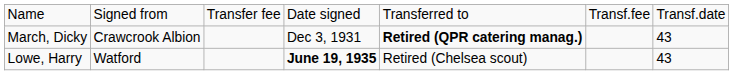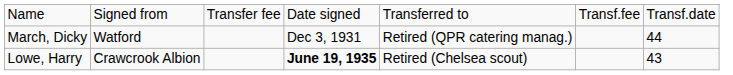(147, 37) Crawcrook Albion -> (117, 37) Watford
(483, 37) bold -> (478, 37) normal
(664, 37) 43 -> (654, 37) 44
(117, 59) Watford -> (147, 59) Crawcrook Albion
